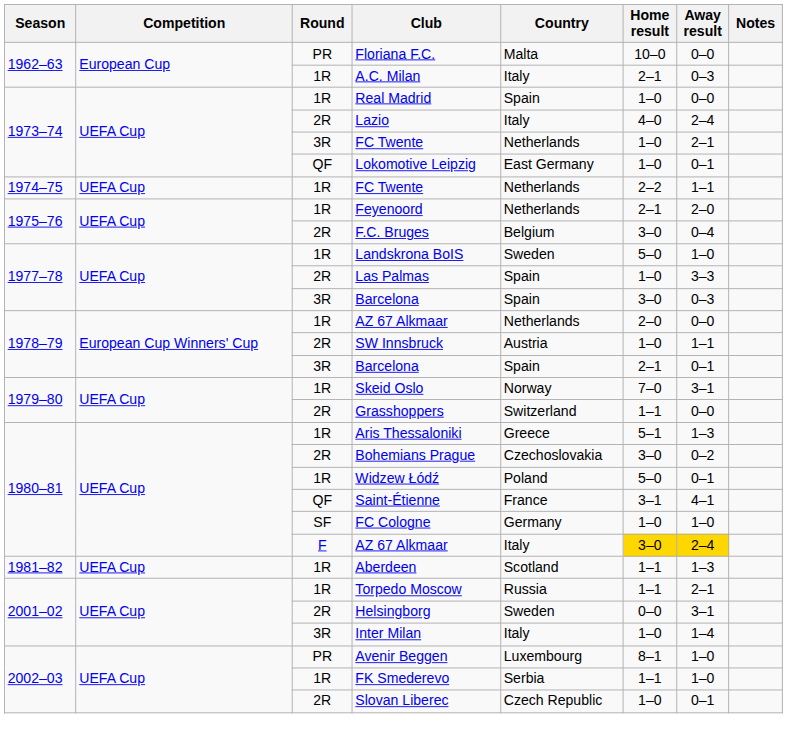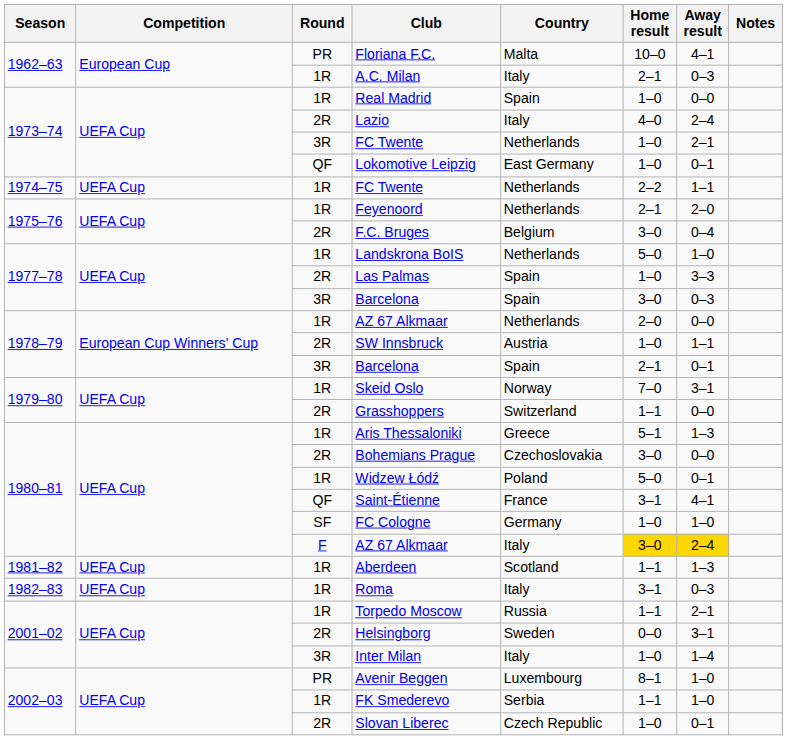(703, 53) 0–0 -> (703, 53) 4–1
(529, 254) Sweden -> (542, 254) Netherlands
(703, 455) 0–2 -> (703, 455) 0–0
+ row: (35, 589)
